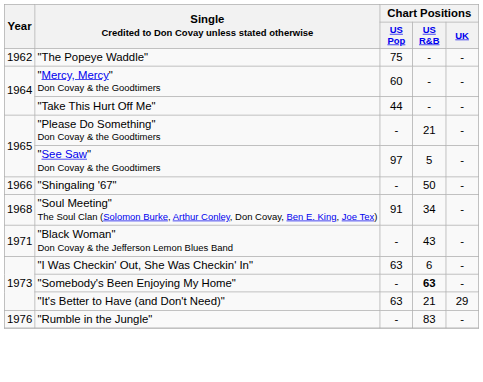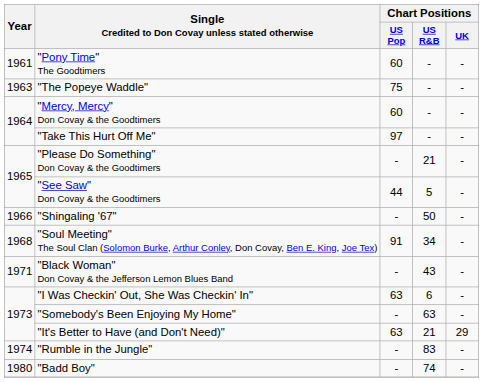+ row: (71, 63)
(20, 57) 1962 -> (20, 88) 1963
(396, 106) 44 -> (396, 136) 97
(396, 161) 97 -> (396, 192) 44
(429, 283) bold -> (429, 314) normal
(20, 319) 1976 -> (20, 350) 1974
+ row: (66, 368)
